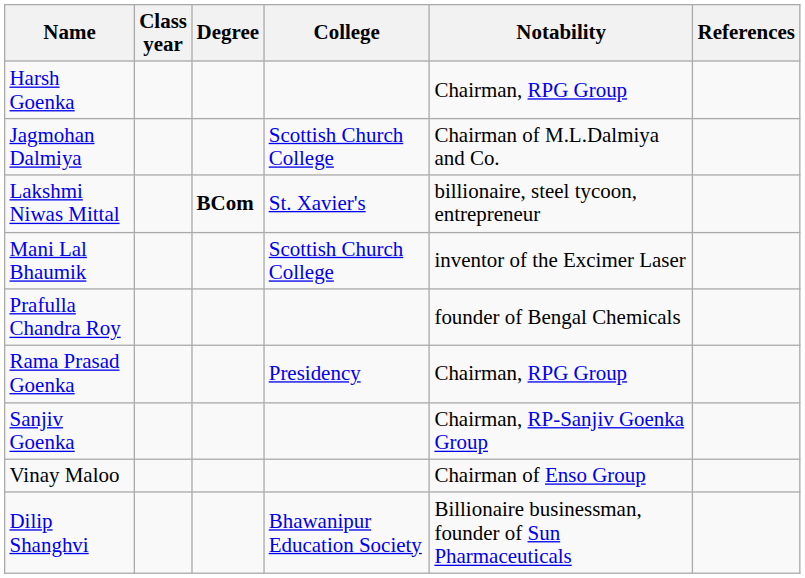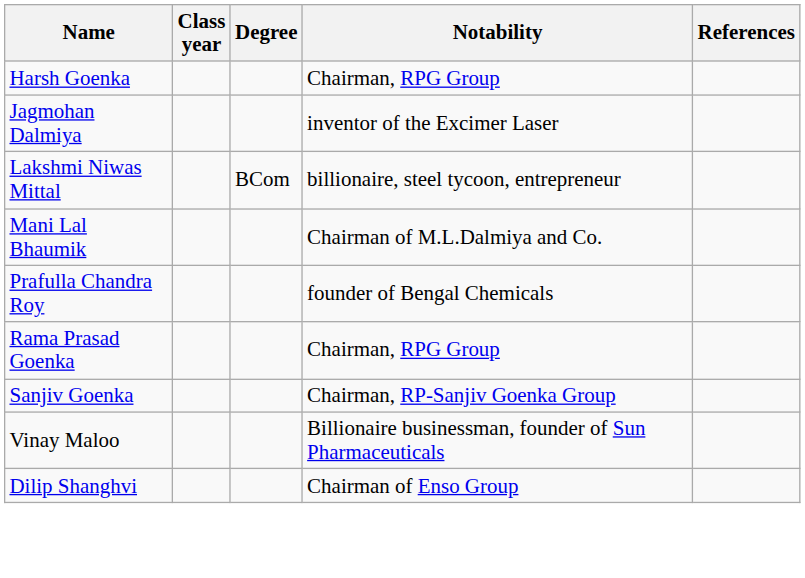- column: (347, 32)
(547, 146) Chairman of M.L.Dalmiya and Co. -> (433, 122) inventor of the Excimer Laser
(225, 203) bold -> (262, 179) normal
(560, 260) inventor of the Excimer Laser -> (455, 236) Chairman of M.L.Dalmiya and Co.
(540, 475) Chairman of Enso Group -> (476, 440) Billionaire businessman, founder of Sun Pharmaceuticals
(538, 532) Billionaire businessman, founder of Sun Pharmaceuticals -> (413, 485) Chairman of Enso Group
